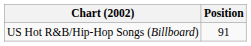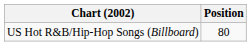(224, 31) 91 -> (224, 31) 80
